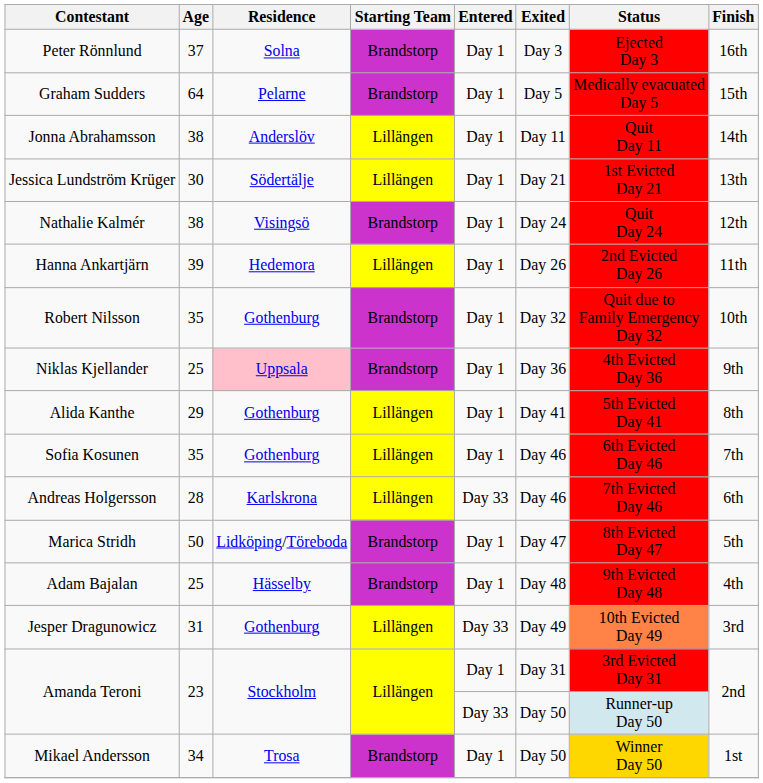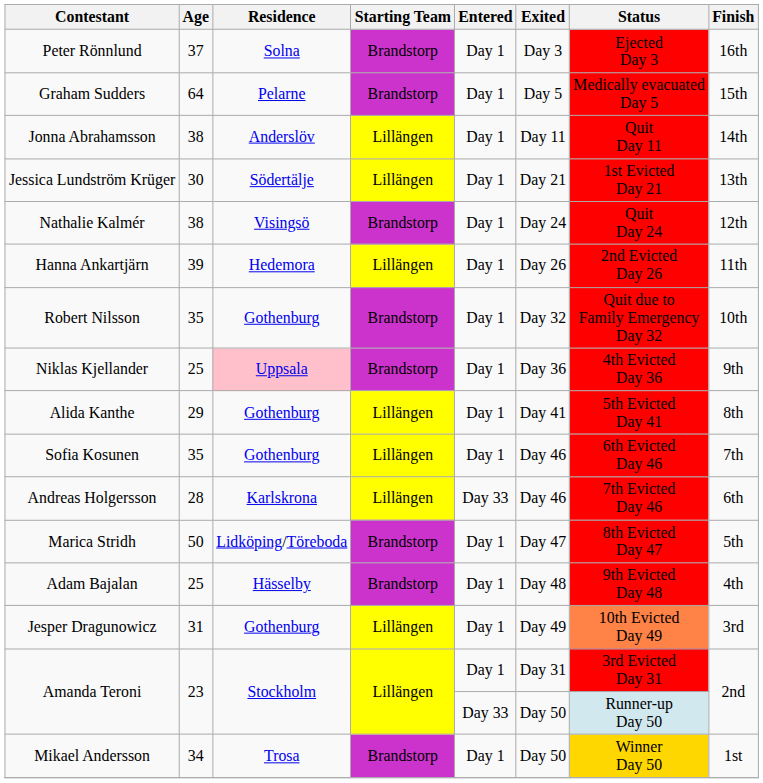(485, 627) Day 33 -> (485, 627) Day 1
